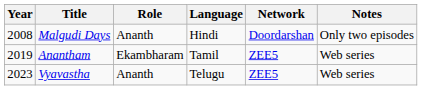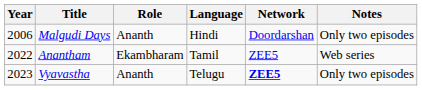(20, 34) 2008 -> (20, 34) 2006
(20, 54) 2019 -> (20, 54) 2022
(263, 74) normal -> (264, 74) bold
(347, 74) Web series -> (367, 74) Only two episodes
